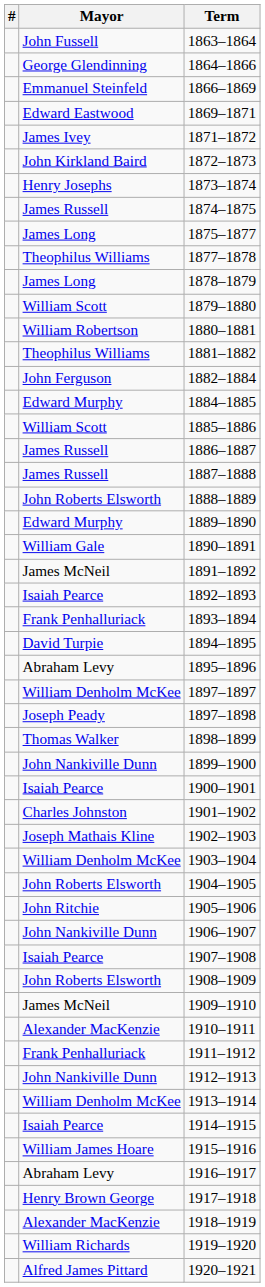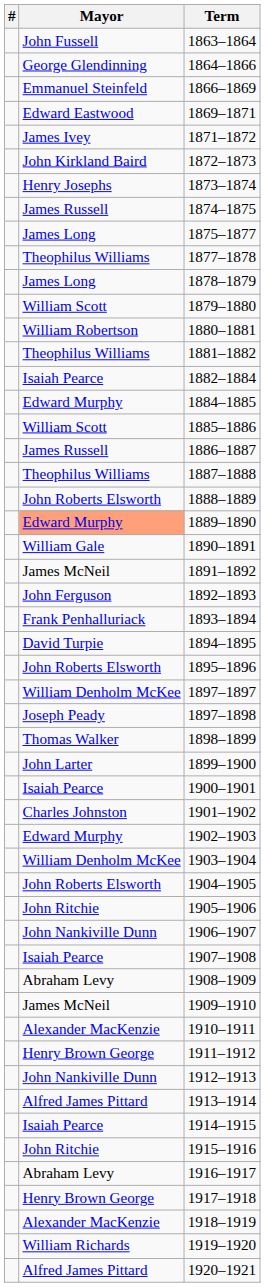(67, 378) John Ferguson -> (63, 378) Isaiah Pearce
(65, 474) James Russell -> (86, 474) Theophilus Williams
(73, 522) no background -> (73, 522) lightsalmon background
(63, 595) Isaiah Pearce -> (67, 595) John Ferguson
(68, 667) Abraham Levy -> (92, 667) John Roberts Elsworth
(90, 763) John Nankiville Dunn -> (57, 763) John Larter
(88, 836) Joseph Mathais Kline -> (73, 836) Edward Murphy
(92, 980) John Roberts Elsworth -> (68, 980) Abraham Levy
(84, 1053) Frank Penhalluriack -> (88, 1053) Henry Brown George
(102, 1101) William Denholm McKee -> (85, 1101) Alfred James Pittard
(88, 1149) William James Hoare -> (61, 1149) John Ritchie
